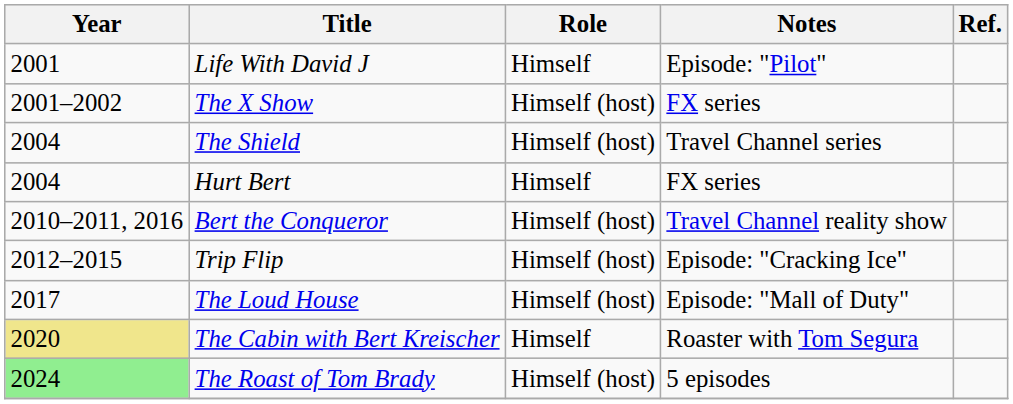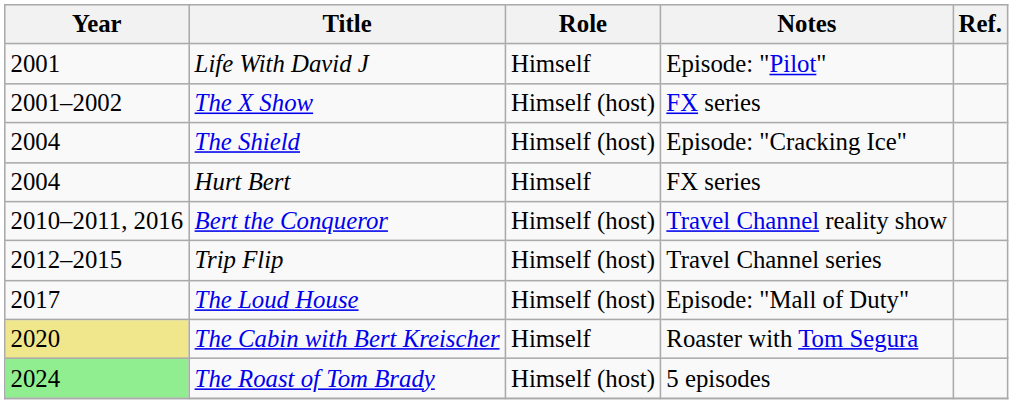(774, 142) Travel Channel series -> (787, 142) Episode: "Cracking Ice"
(787, 260) Episode: "Cracking Ice" -> (774, 260) Travel Channel series
